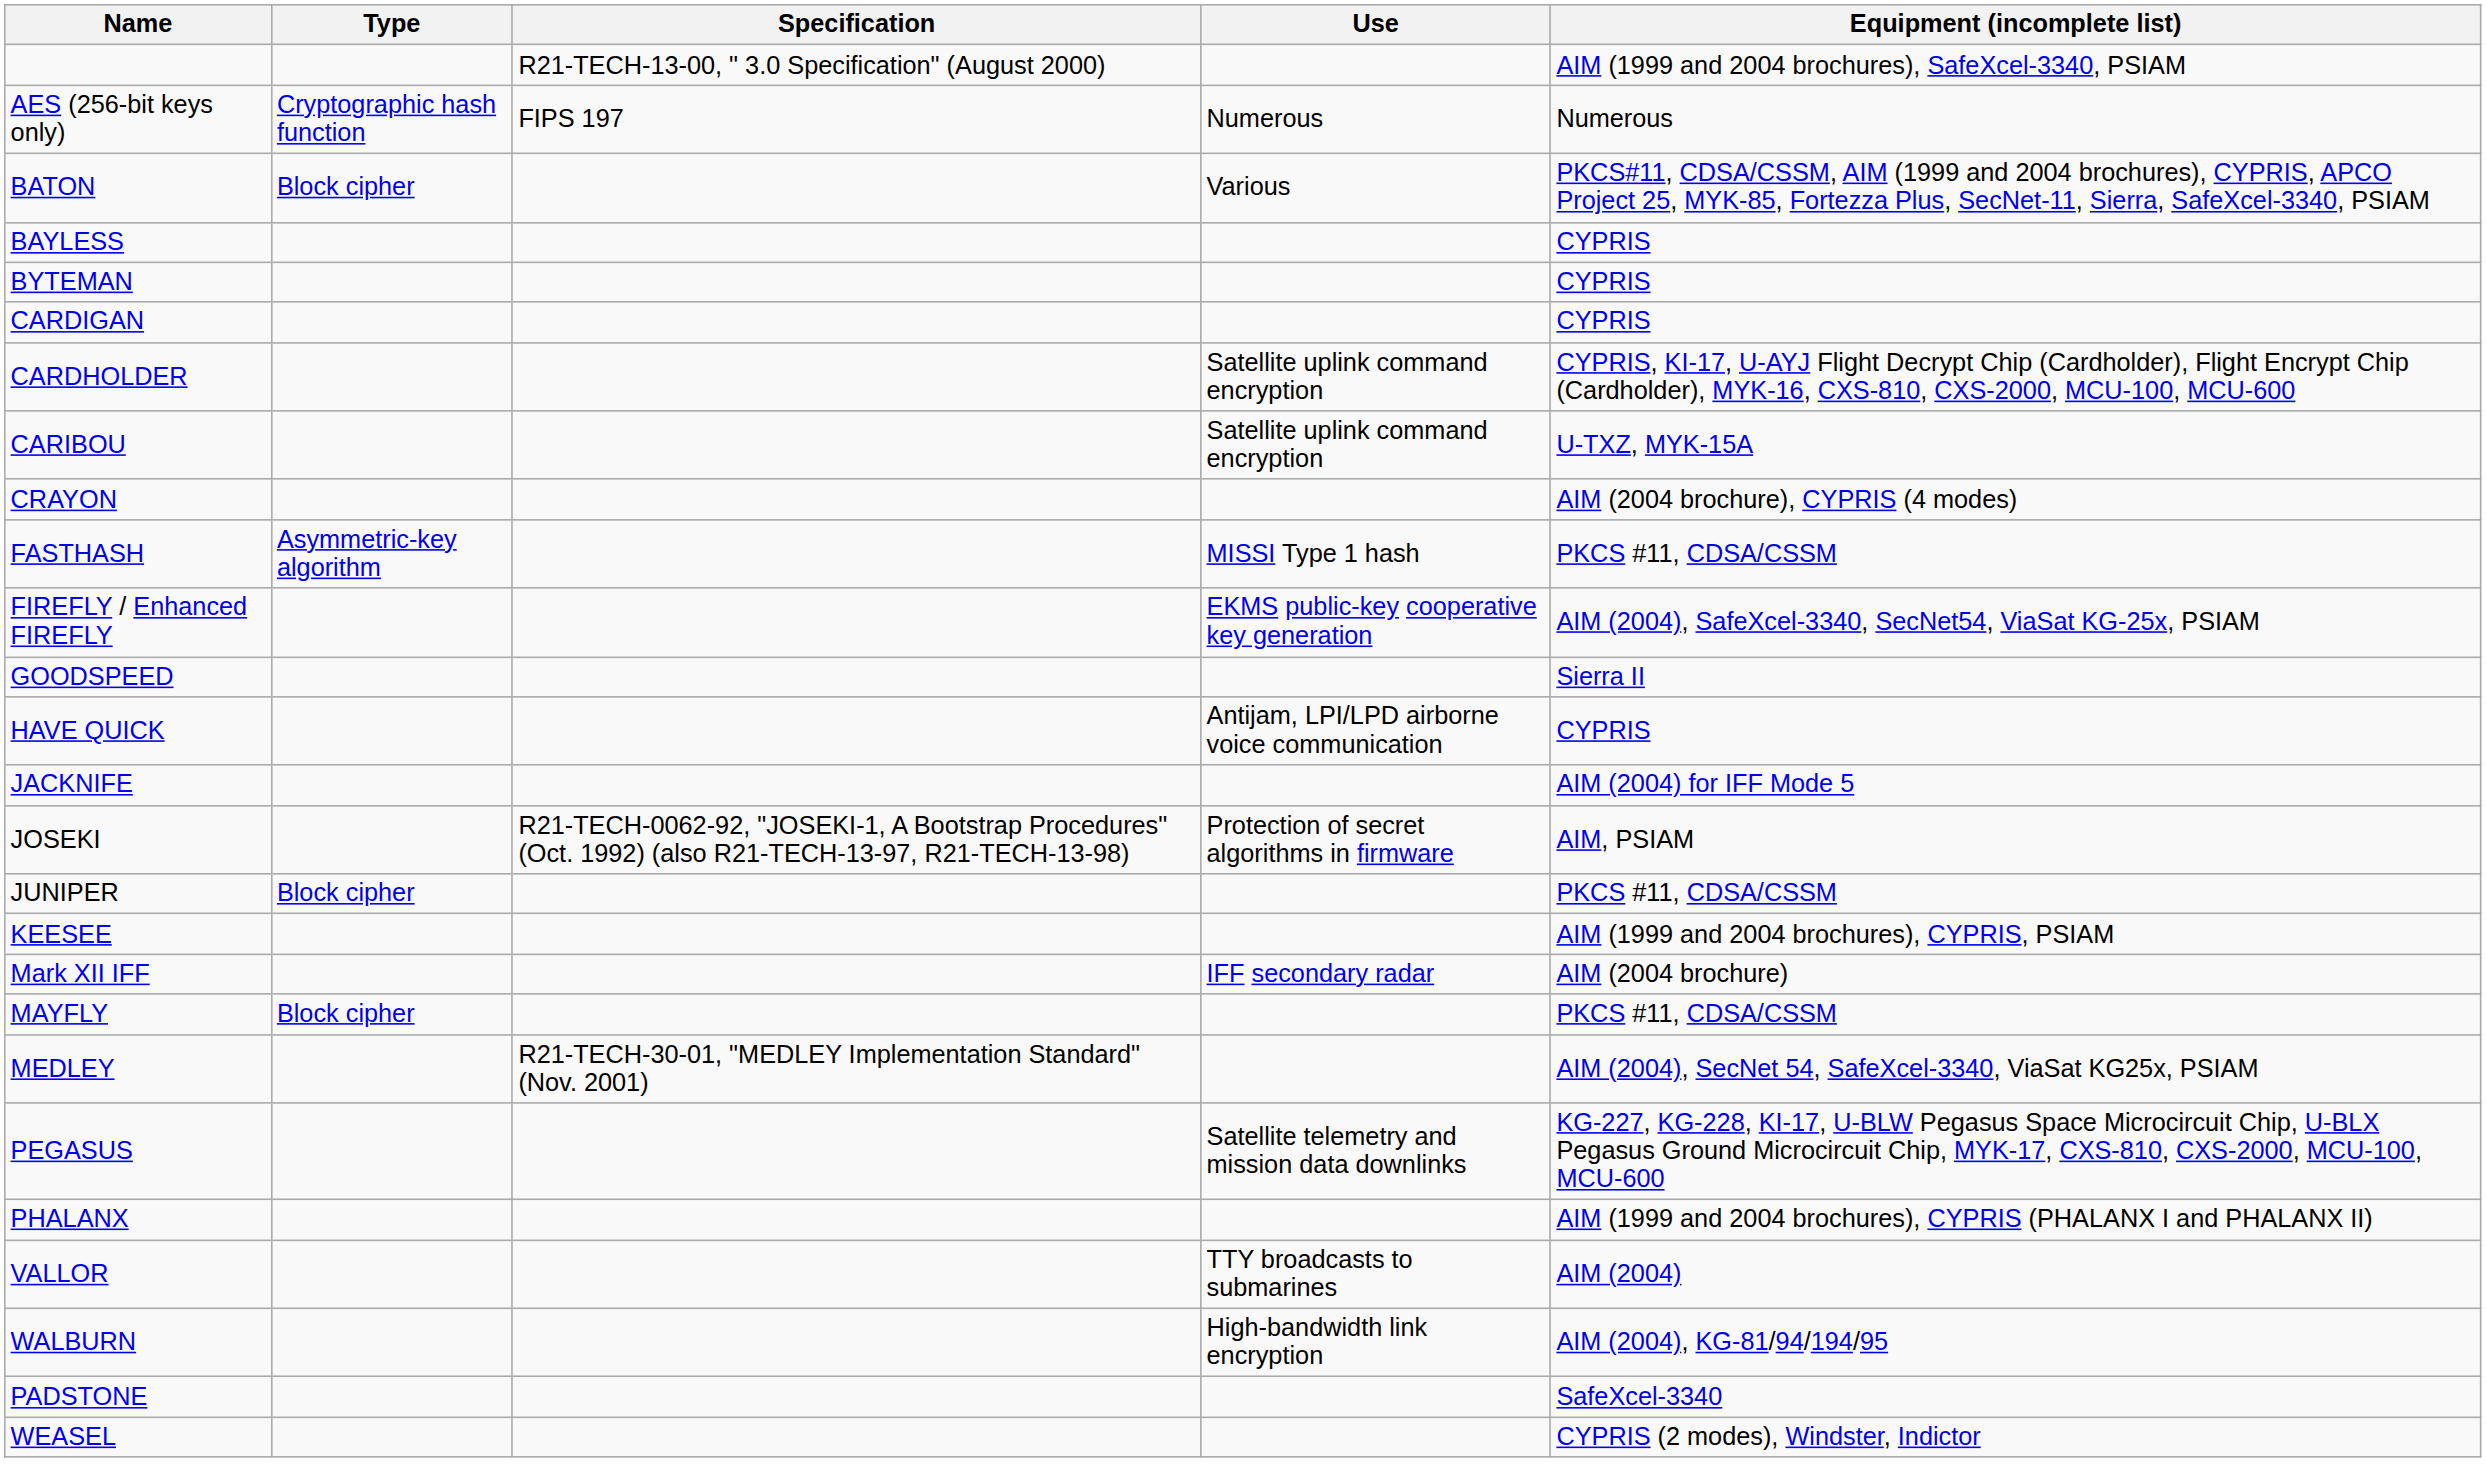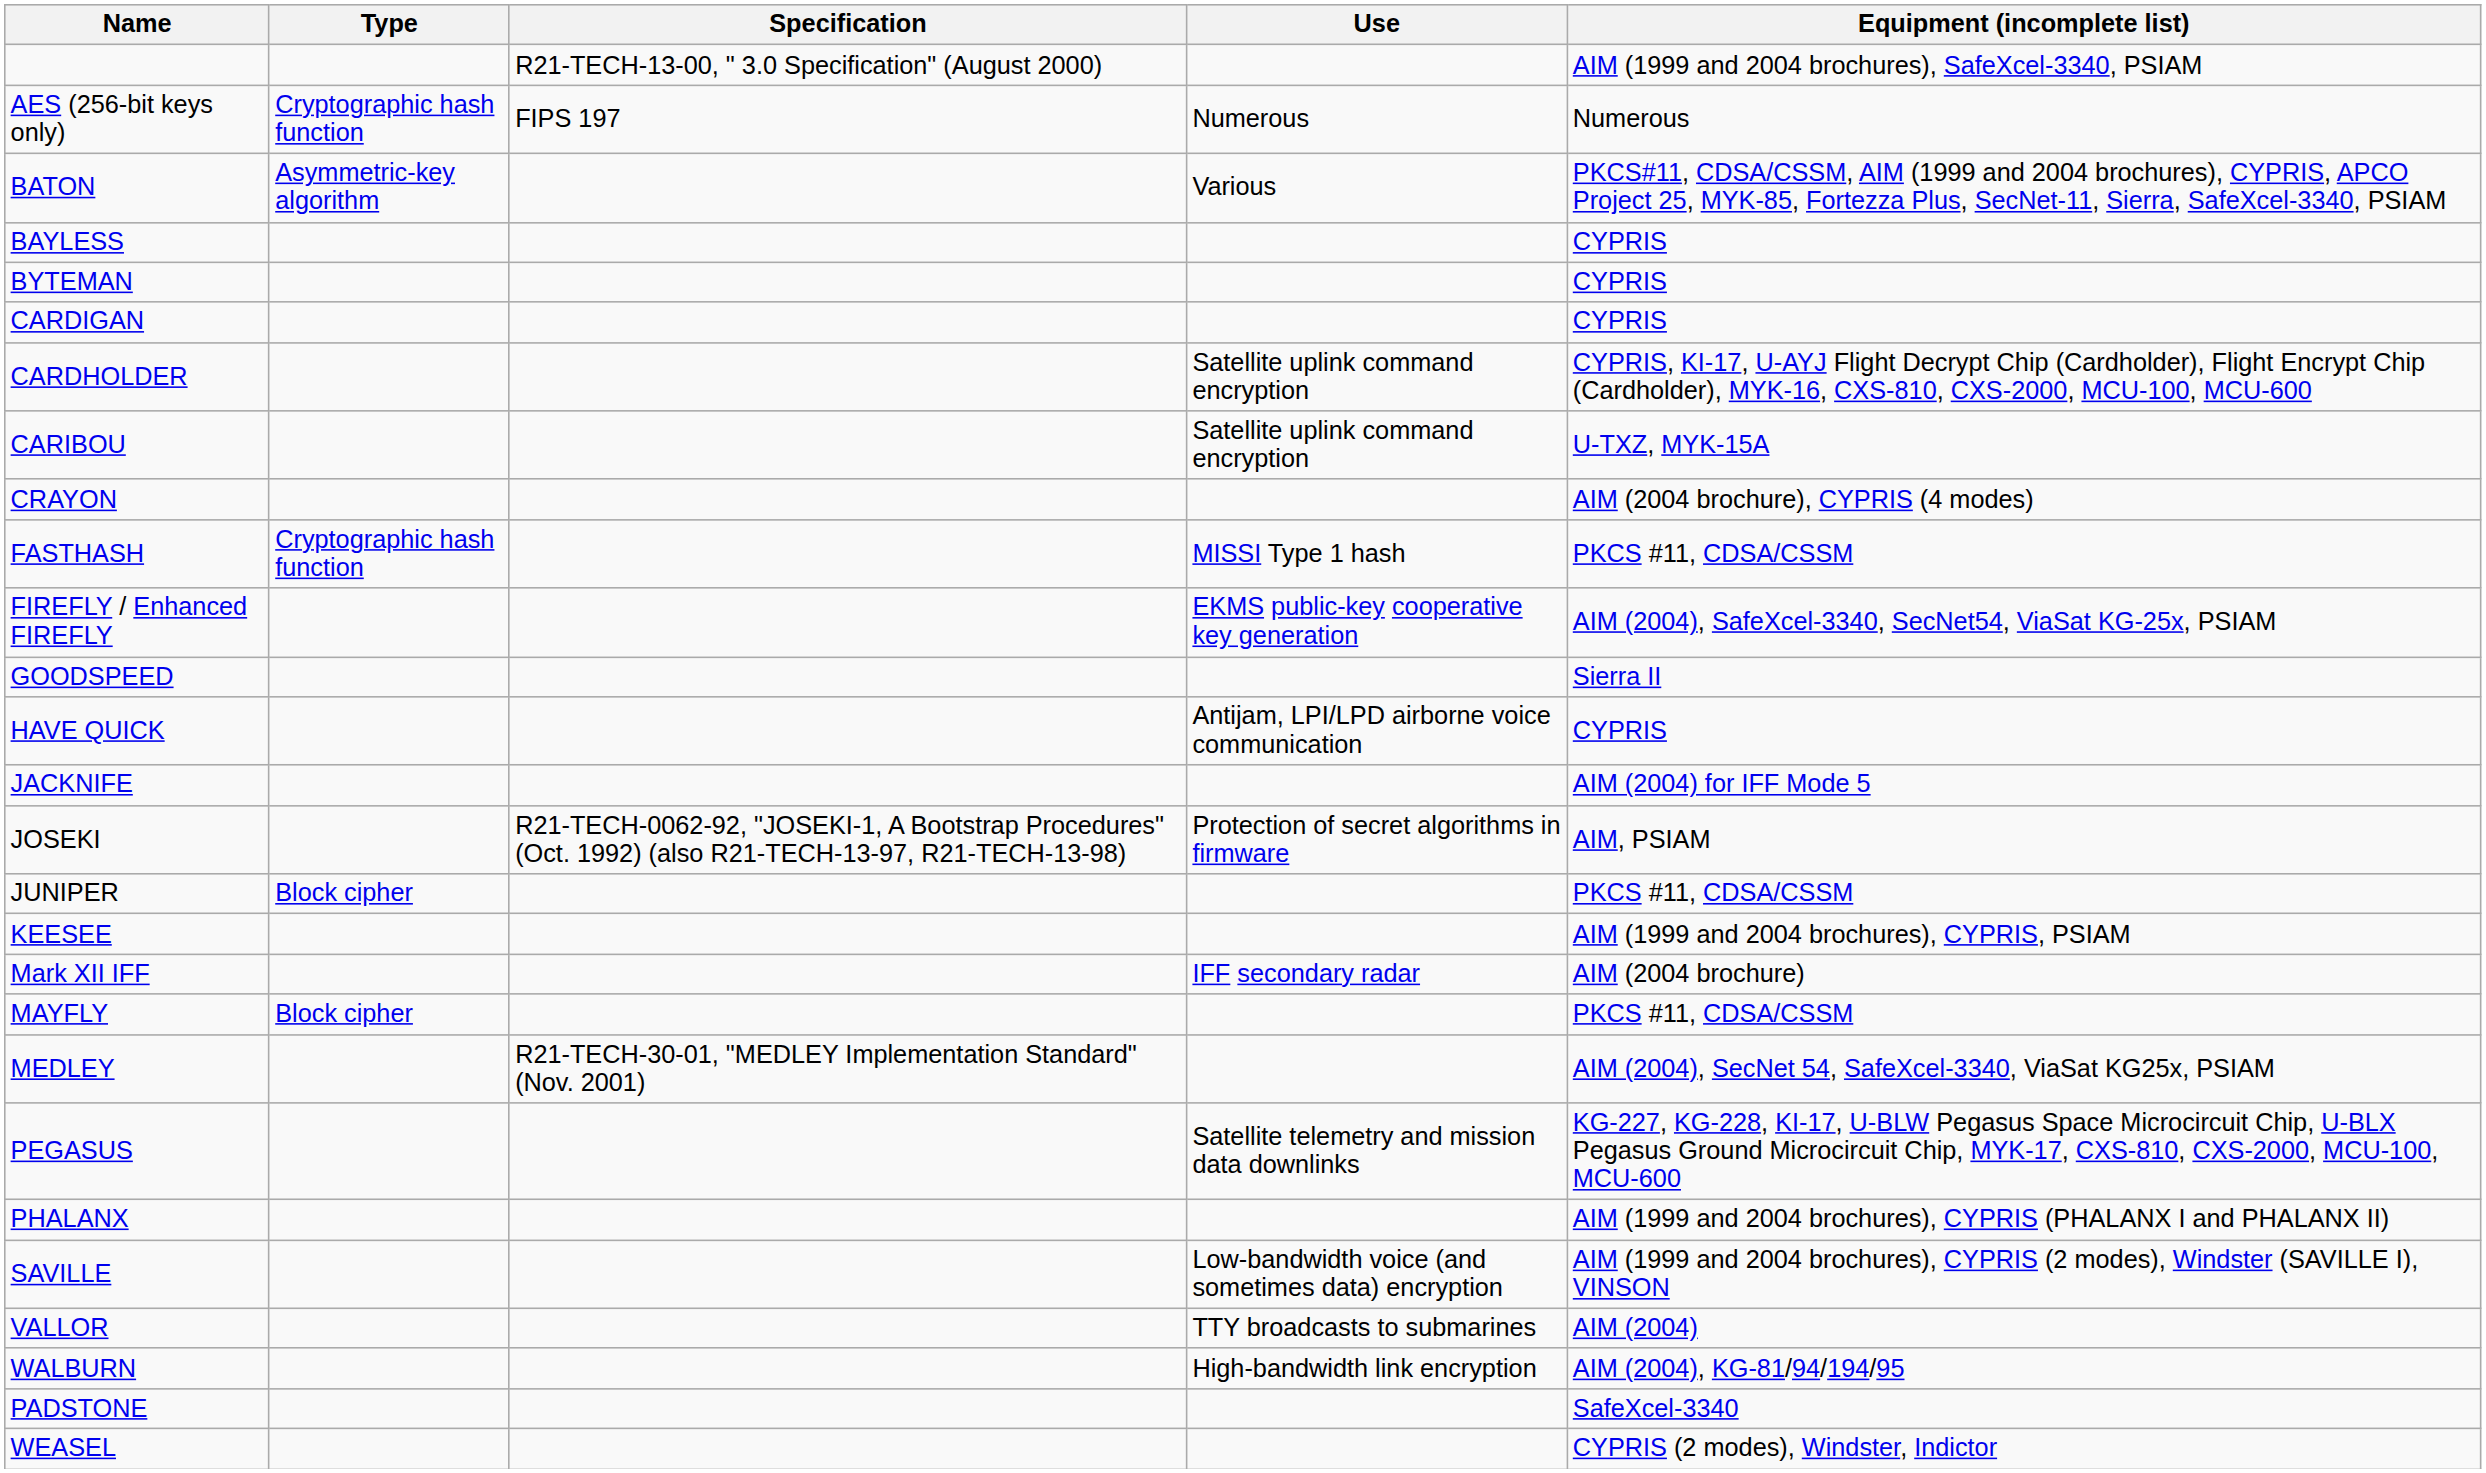(346, 187) Block cipher -> (365, 187) Asymmetric-key algorithm
(367, 553) Asymmetric-key algorithm -> (385, 553) Cryptographic hash function
+ row: (61, 1273)
